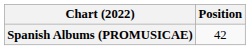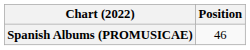(220, 34) 42 -> (220, 34) 46
